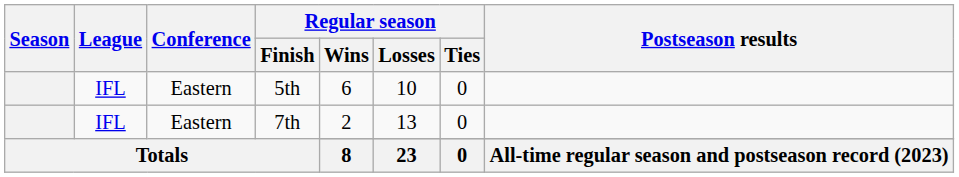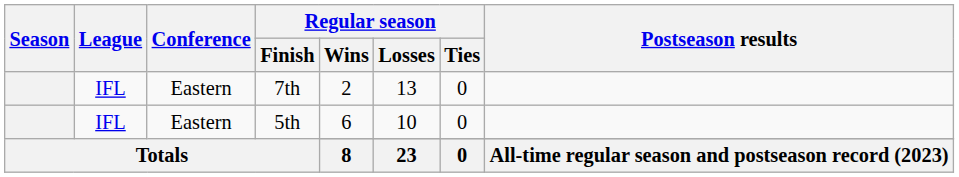rows swapped: (287, 122) <-> (287, 88)
